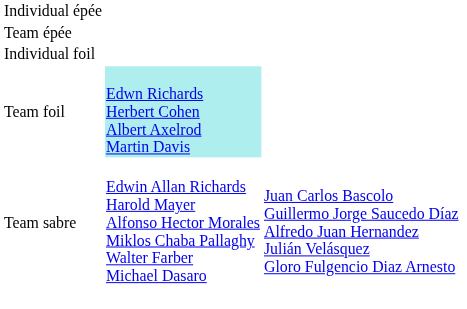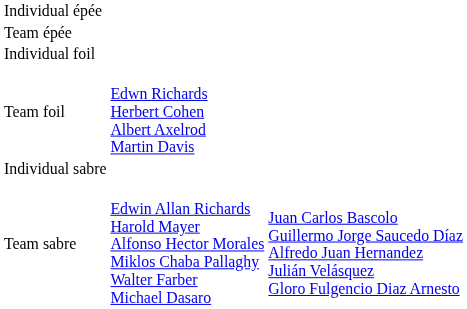(155, 120) paleturquoise background -> (159, 120) no background
+ row: (55, 169)
